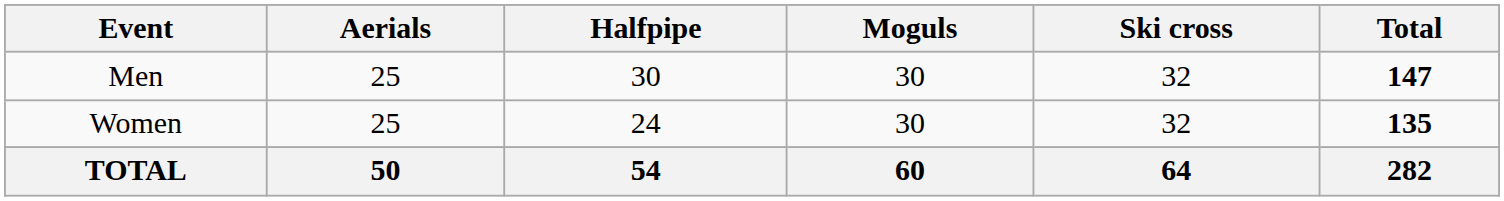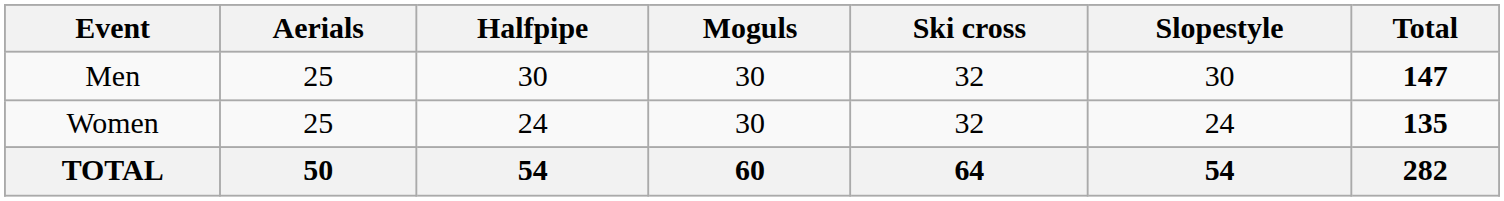+ column: (1220, 28)
